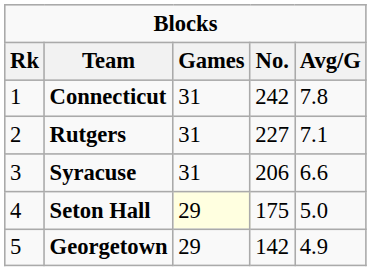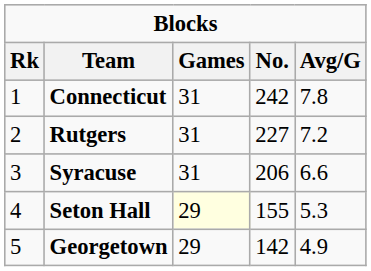(314, 135) 7.1 -> (314, 135) 7.2
(272, 209) 175 -> (272, 209) 155
(314, 209) 5.0 -> (314, 209) 5.3
